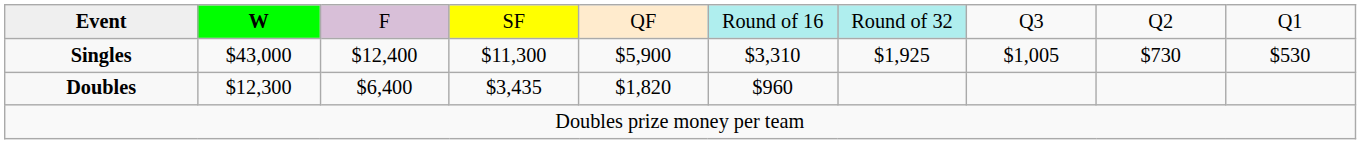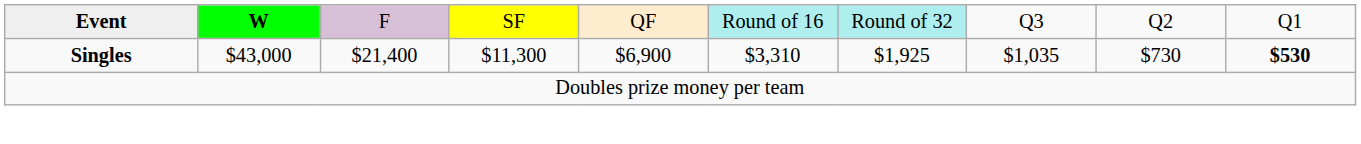(385, 55) $12,400 -> (385, 55) $21,400
(643, 55) $5,900 -> (643, 55) $6,900
(1031, 55) $1,005 -> (1031, 55) $1,035
(1290, 55) normal -> (1290, 55) bold
- row: (101, 88)
